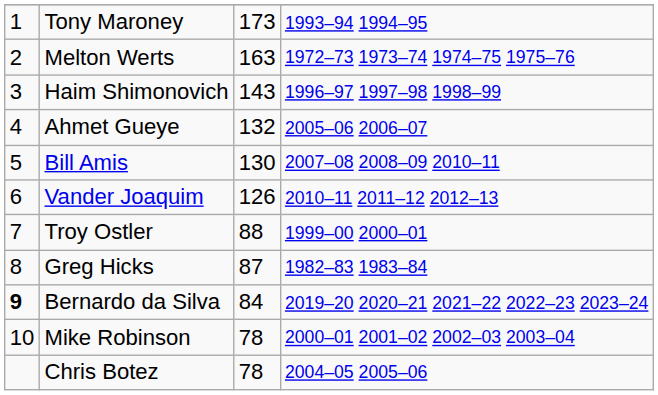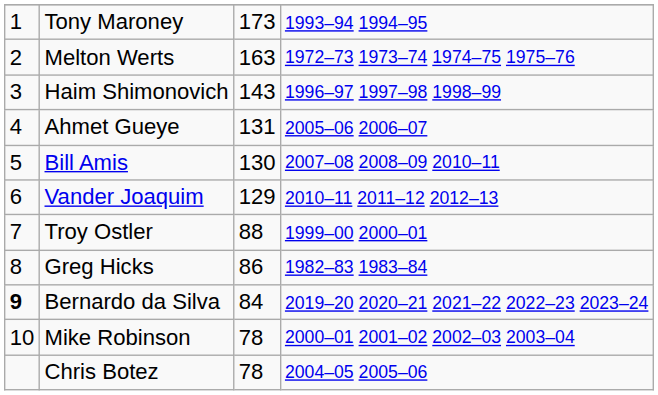(257, 127) 132 -> (257, 127) 131
(257, 197) 126 -> (257, 197) 129
(251, 267) 87 -> (251, 267) 86
